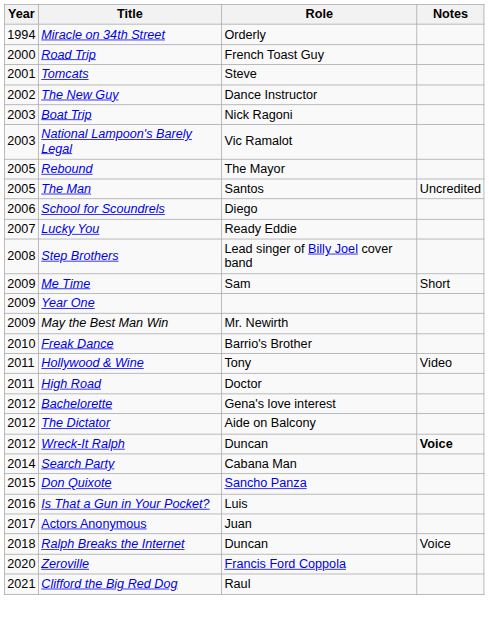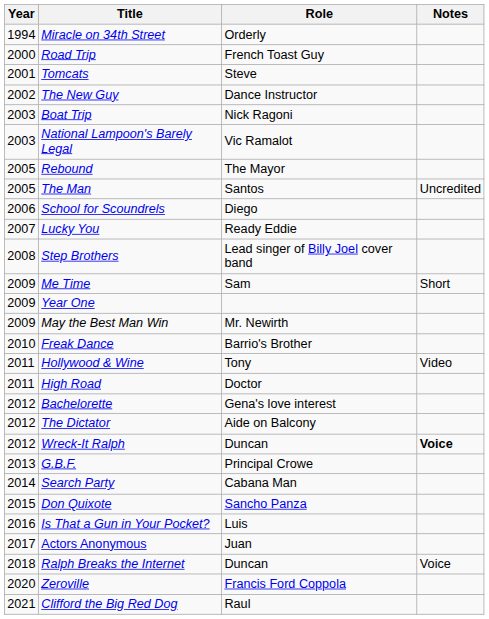+ row: (59, 463)
